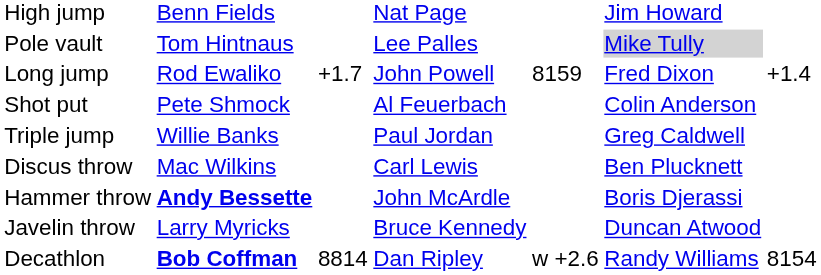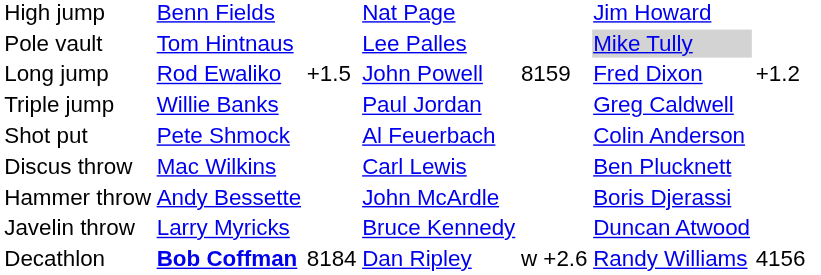(340, 74) +1.7 -> (329, 74) +1.5
(789, 74) +1.4 -> (778, 74) +1.2
rows swapped: (59, 135) <-> (46, 104)
(234, 197) bold -> (229, 197) normal
(343, 258) 8814 -> (332, 258) 8184
(792, 258) 8154 -> (781, 258) 4156
